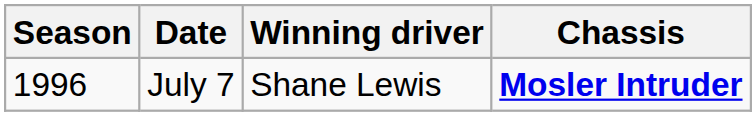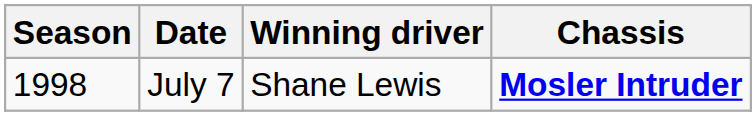(50, 85) 1996 -> (50, 85) 1998
